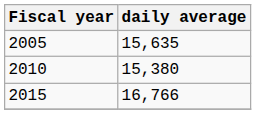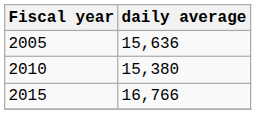(150, 44) 15,635 -> (150, 44) 15,636
